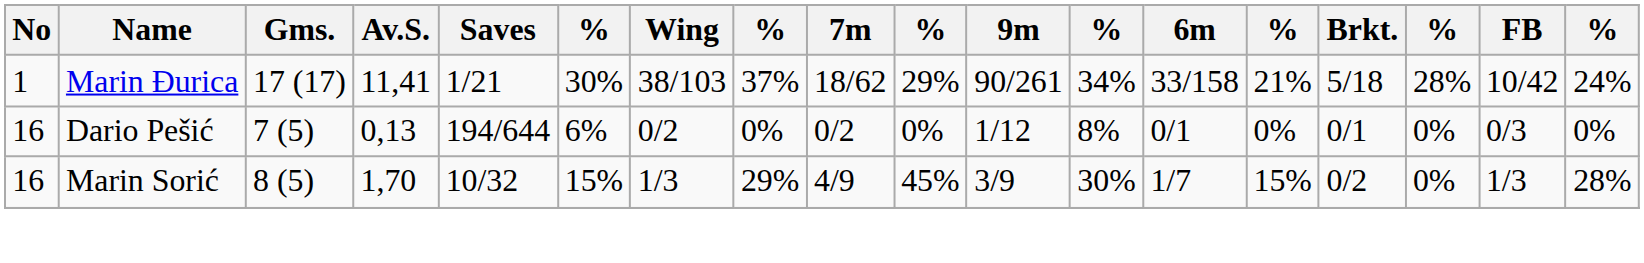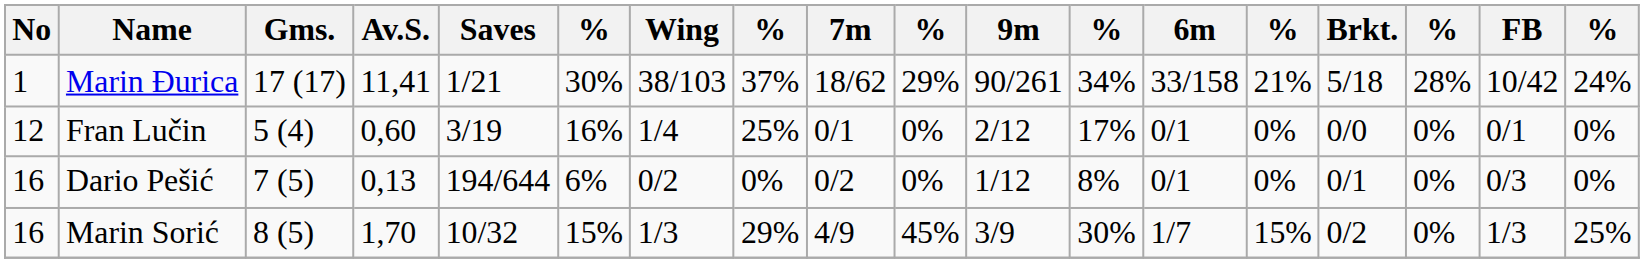+ row: (136, 130)
(1602, 181) 28% -> (1602, 231) 25%
